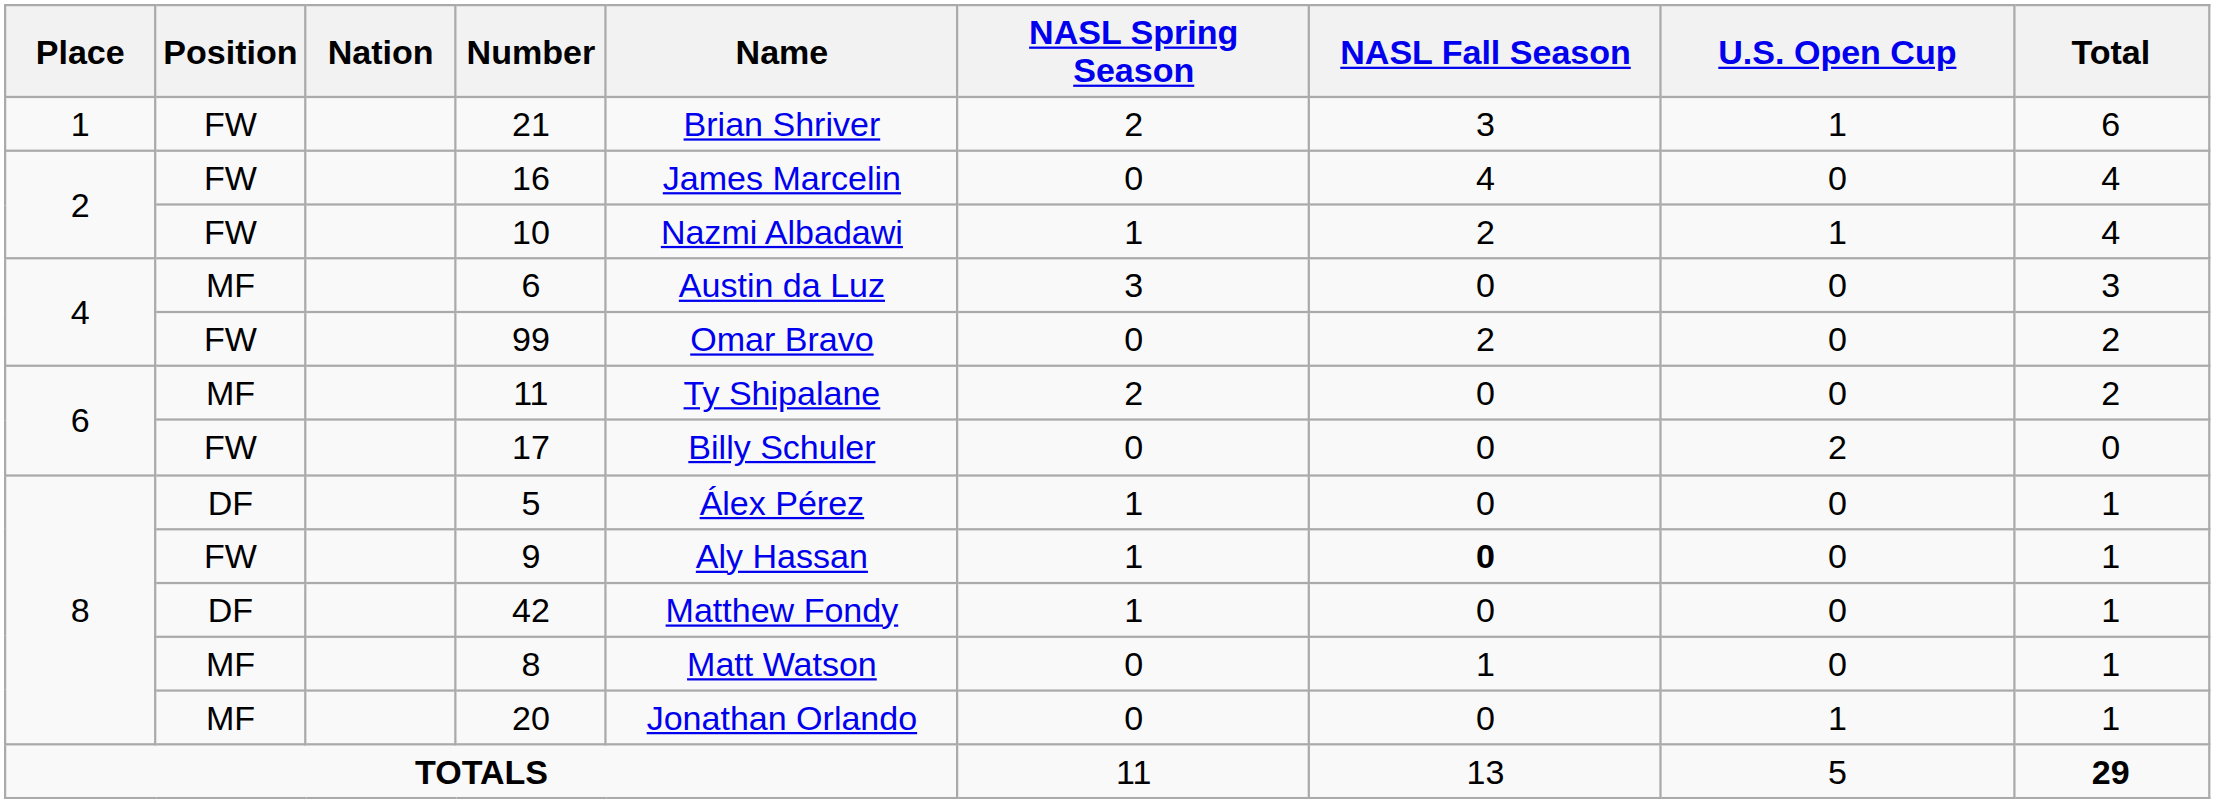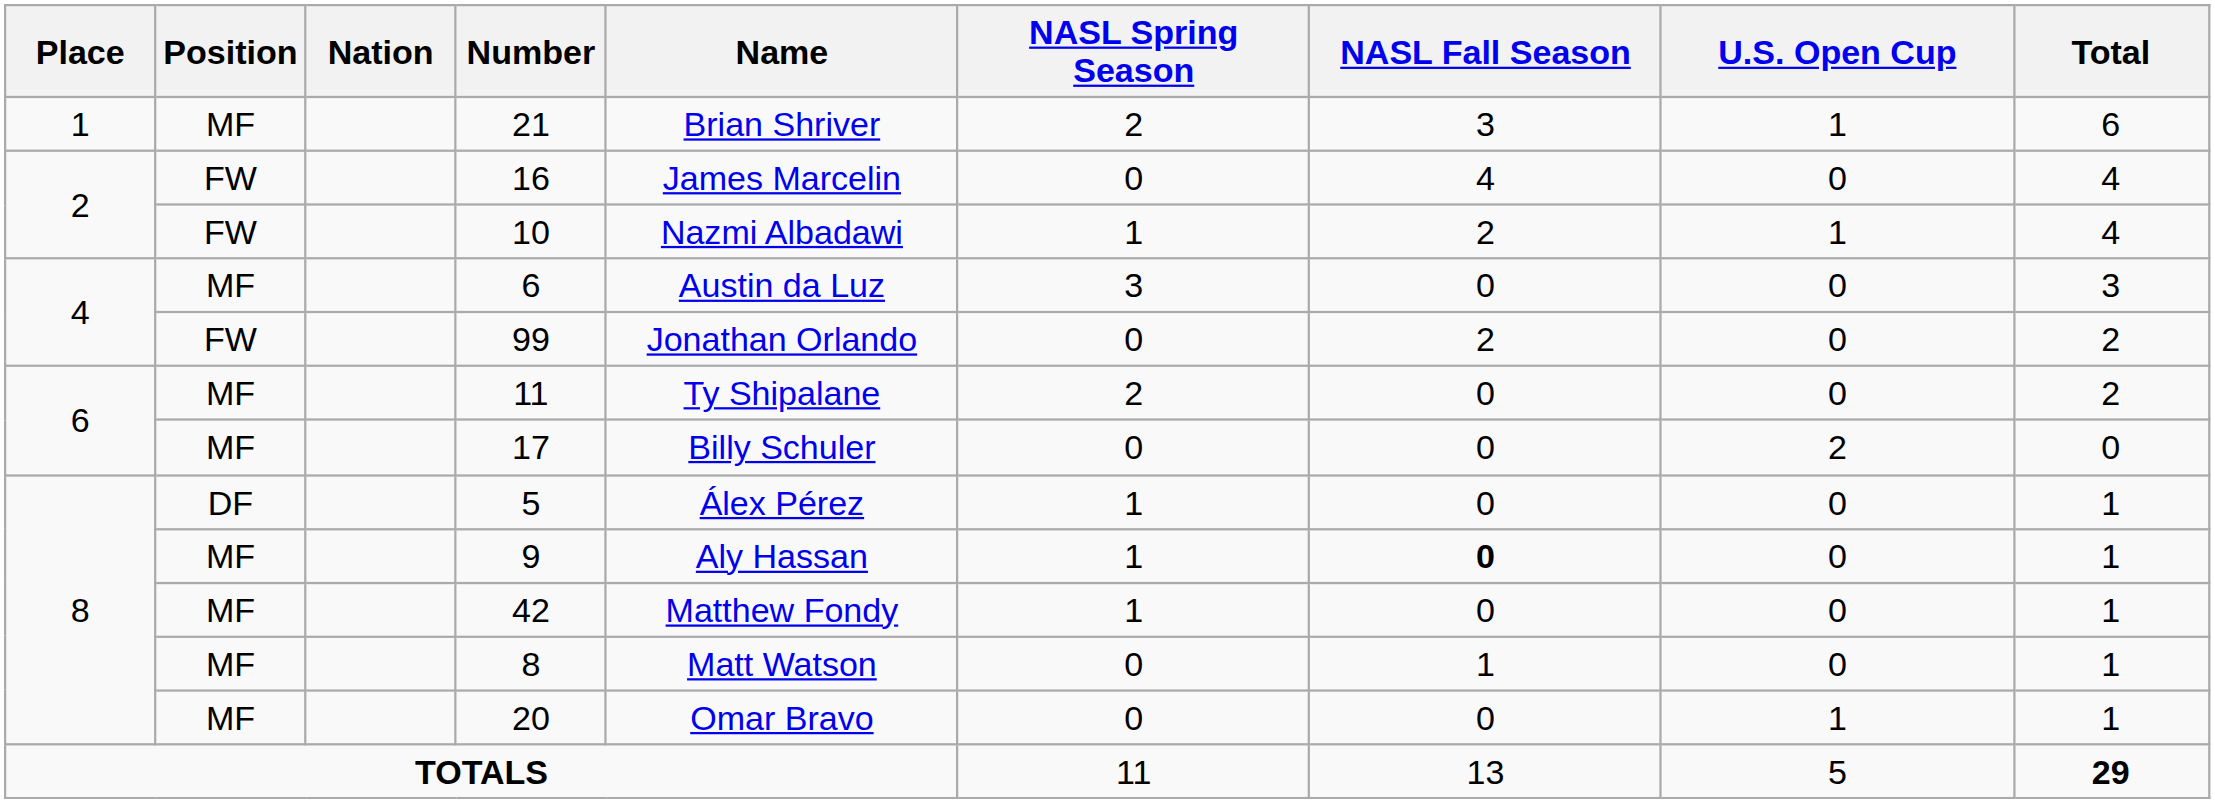(230, 124) FW -> (230, 124) MF
(782, 340) Omar Bravo -> (782, 340) Jonathan Orlando
(230, 448) FW -> (230, 448) MF
(230, 555) FW -> (230, 555) MF
(230, 609) DF -> (230, 609) MF
(782, 717) Jonathan Orlando -> (782, 717) Omar Bravo
